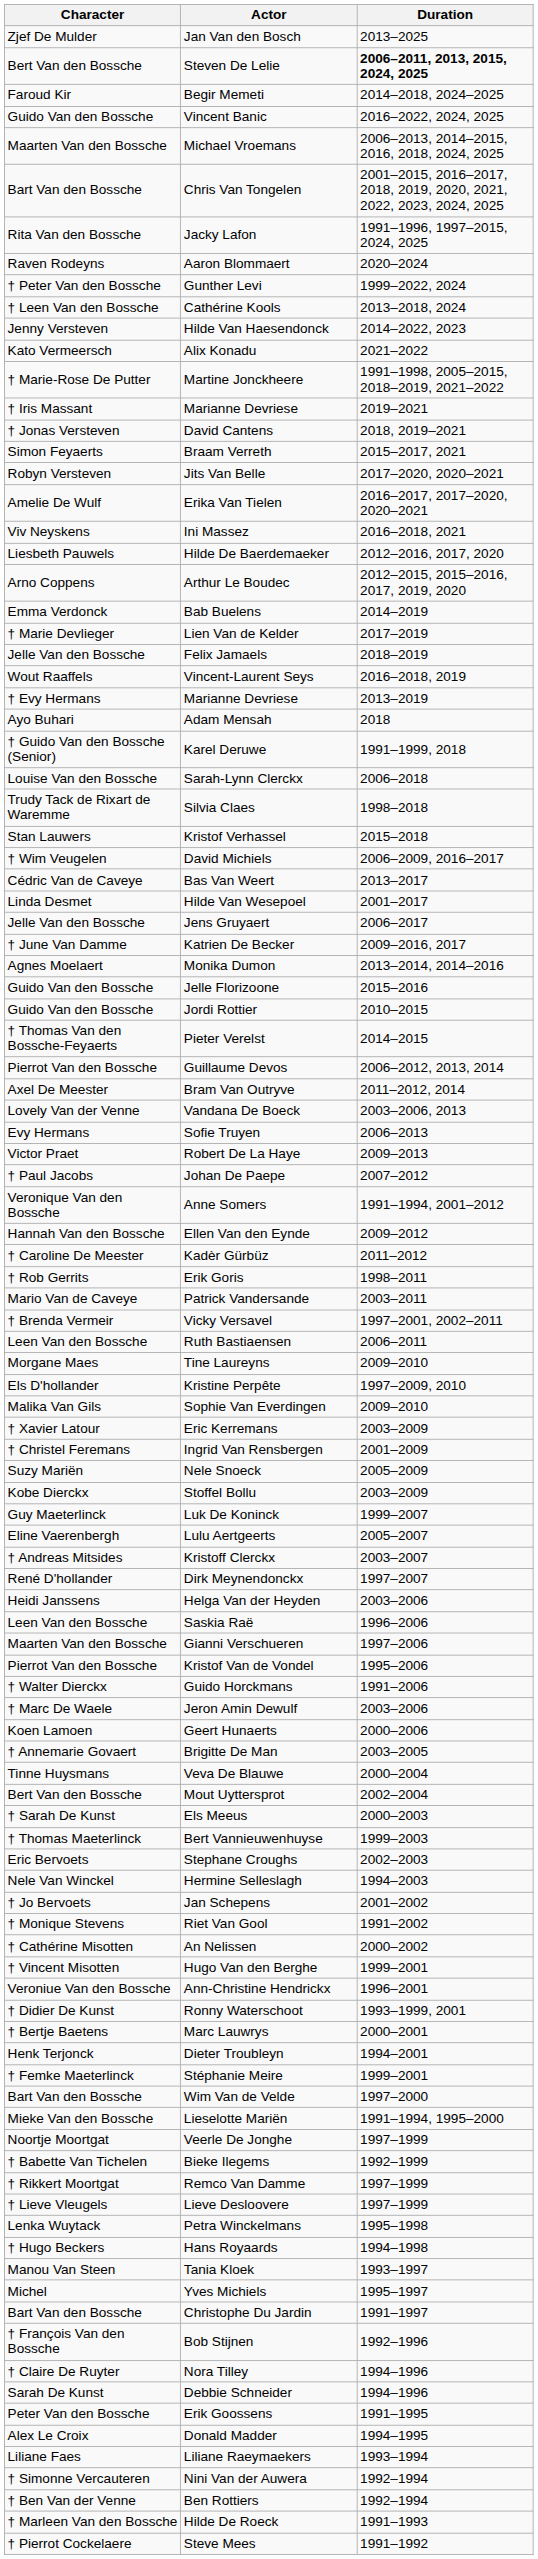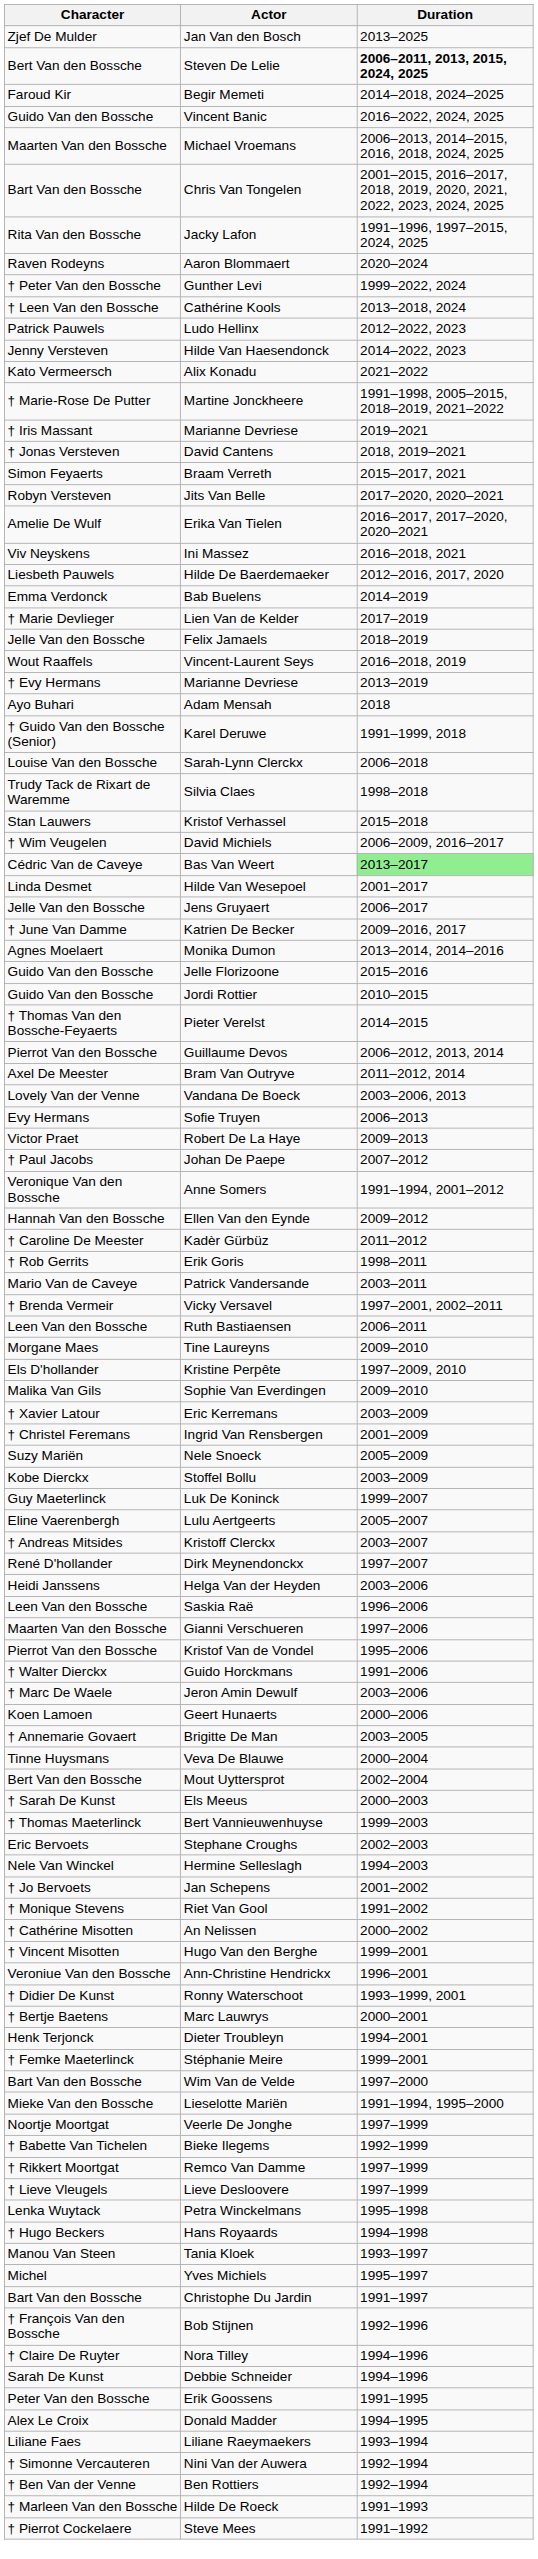+ row: (56, 329)
- row: (51, 582)
(394, 880) no background -> (394, 864) lightgreen background
